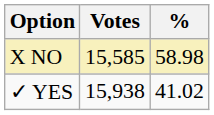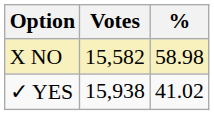(115, 56) 15,585 -> (115, 56) 15,582
